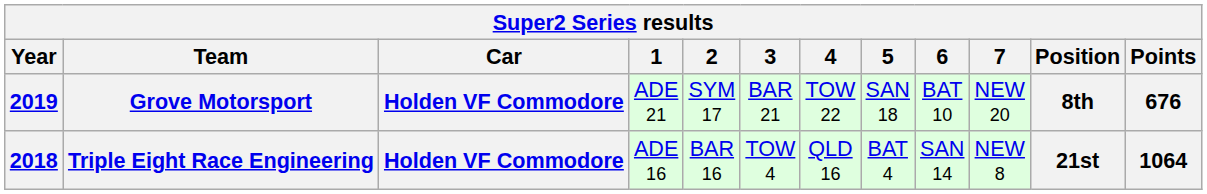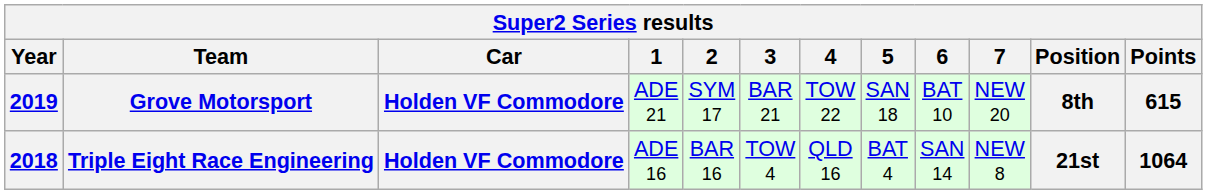(1163, 102) 676 -> (1163, 102) 615
